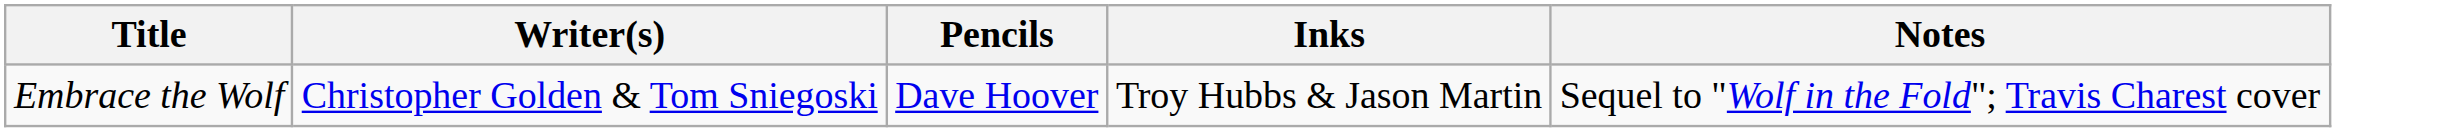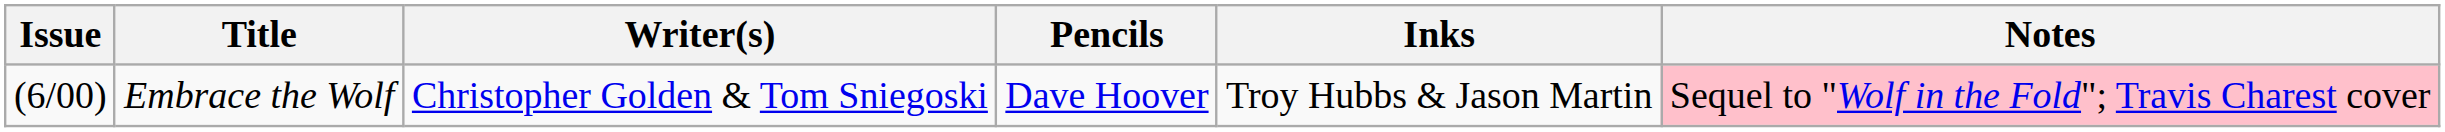+ column: (60, 34)
(1940, 94) no background -> (2050, 94) pink background
